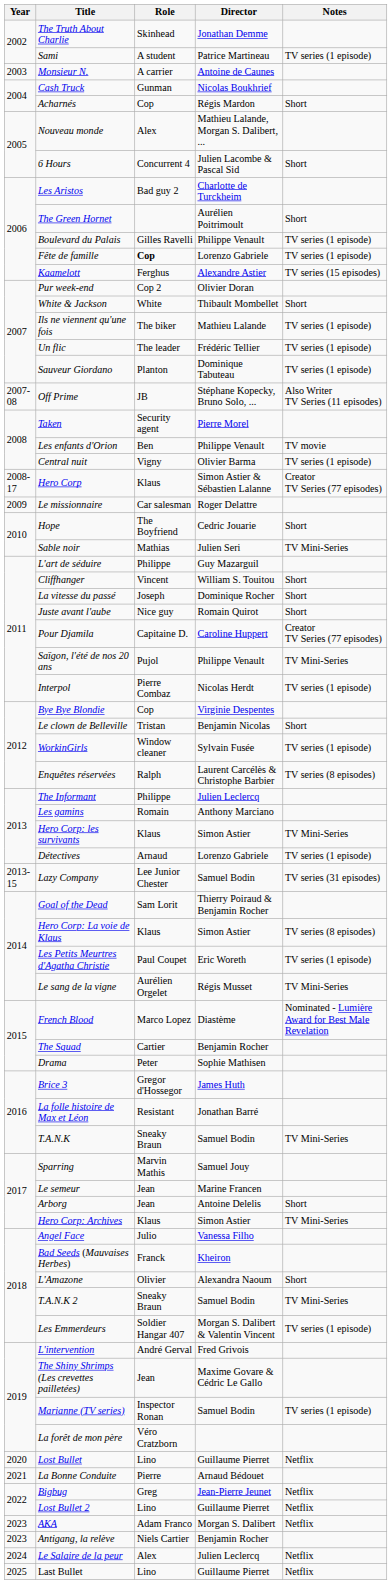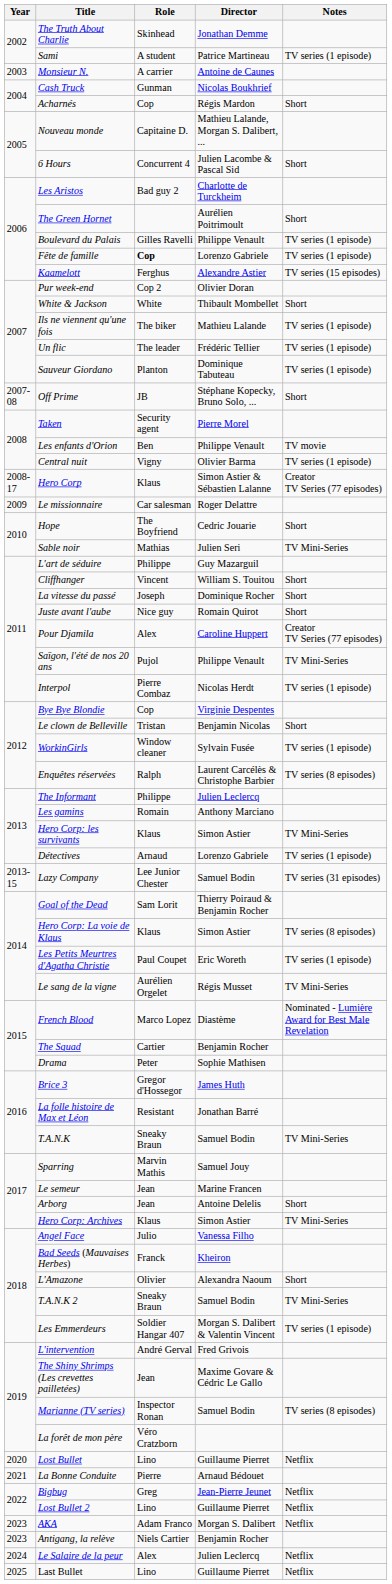(147, 131) Alex -> (162, 131) Capitaine D.
(333, 396) Also Writer TV Series (11 episodes) -> (296, 396) Short
(162, 633) Capitaine D. -> (147, 633) Alex
(328, 1410) TV series (1 episode) -> (330, 1410) TV series (8 episodes)
